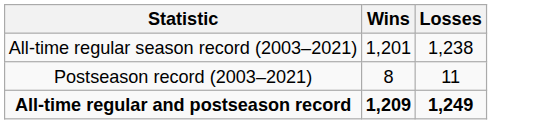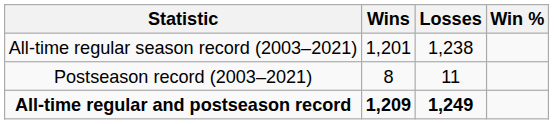+ column: (517, 19)
